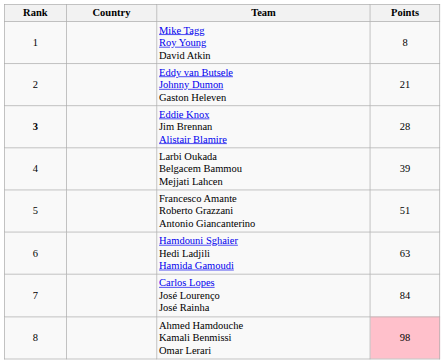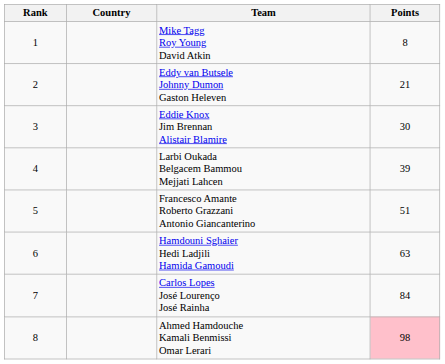(35, 127) bold -> (35, 127) normal
(405, 127) 28 -> (405, 127) 30
